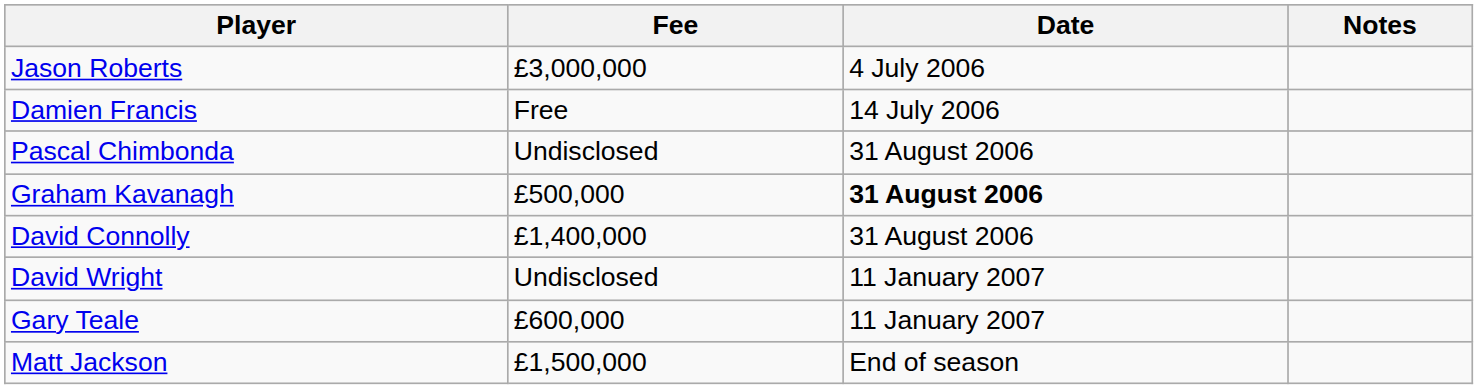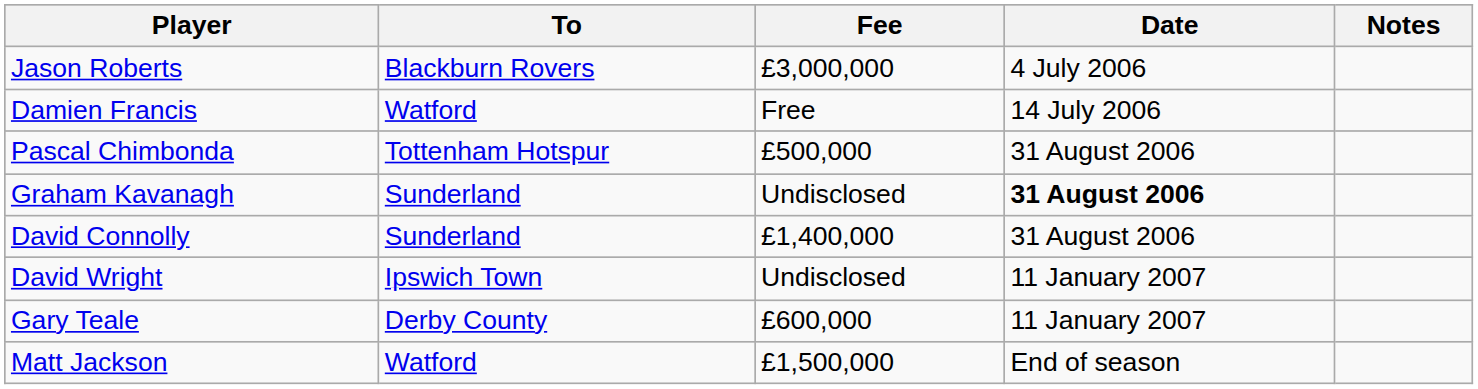+ column: (567, 25)
(586, 151) Undisclosed -> (816, 151) £500,000
(569, 194) £500,000 -> (833, 194) Undisclosed
